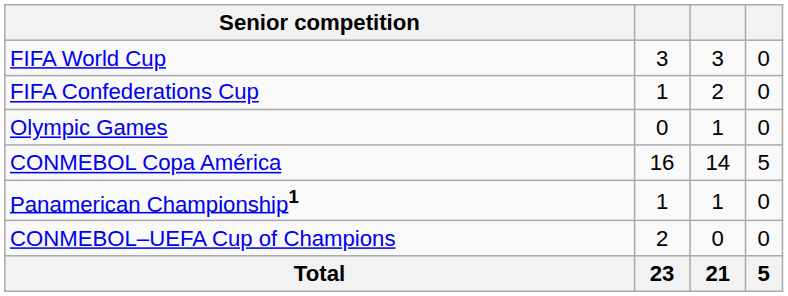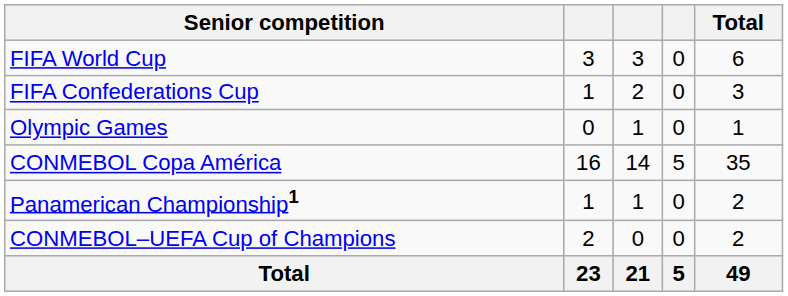+ column: (738, 23)
